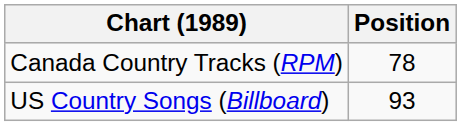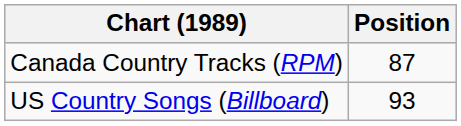(402, 62) 78 -> (402, 62) 87
